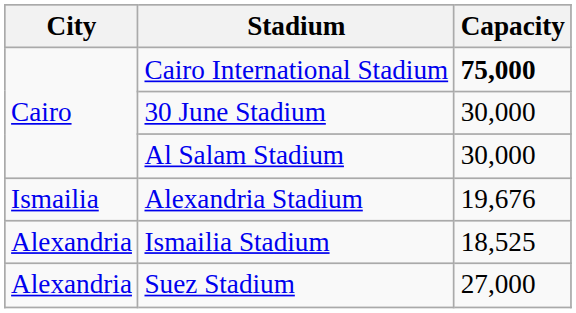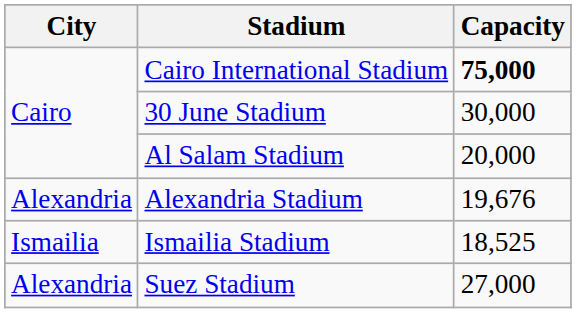(498, 155) 30,000 -> (498, 155) 20,000
(55, 198) Ismailia -> (72, 198) Alexandria
(72, 241) Alexandria -> (55, 241) Ismailia
